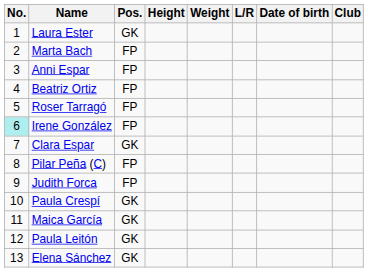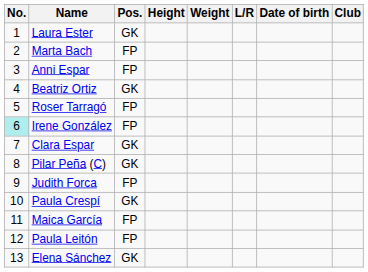(130, 88) FP -> (130, 88) GK
(130, 164) FP -> (130, 164) GK
(130, 220) GK -> (130, 220) FP
(130, 239) GK -> (130, 239) FP
